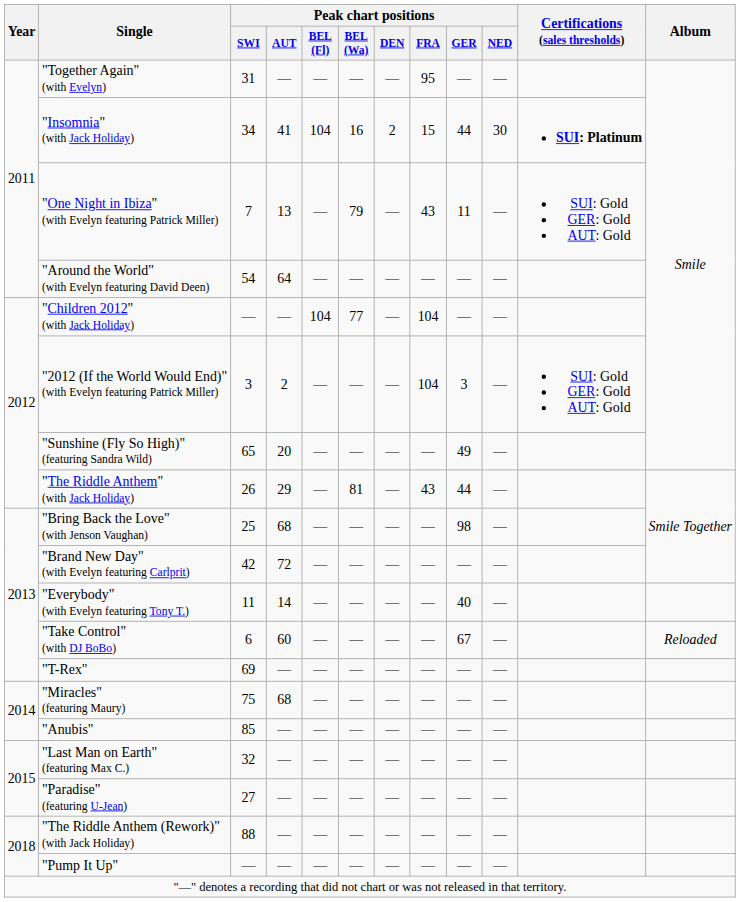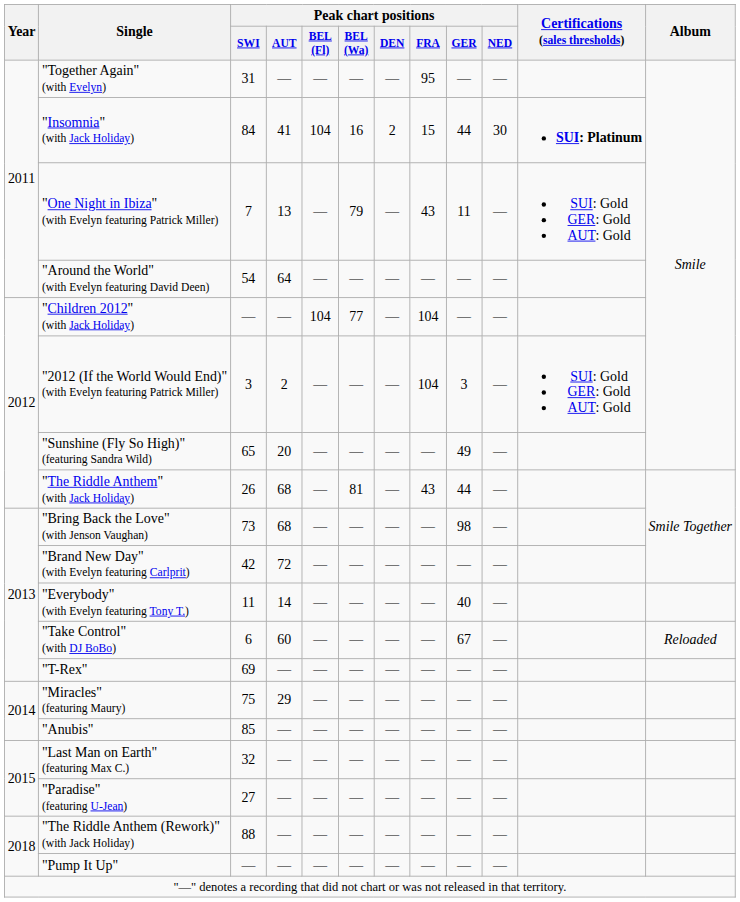(248, 130) 34 -> (248, 130) 84
(284, 489) 29 -> (284, 489) 68
(248, 526) 25 -> (248, 526) 73
(284, 699) 68 -> (284, 699) 29
